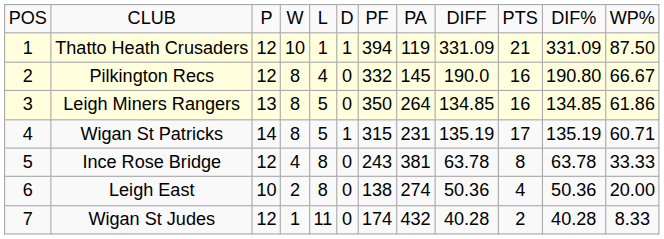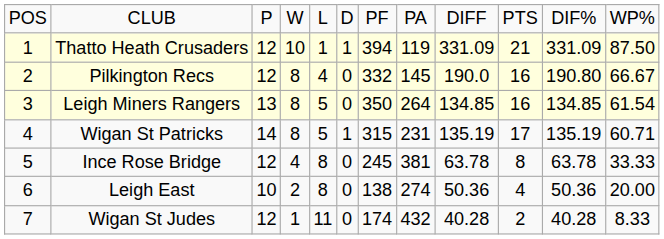(632, 104) 61.86 -> (632, 104) 61.54
(377, 162) 243 -> (377, 162) 245
